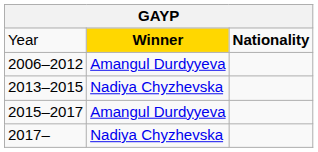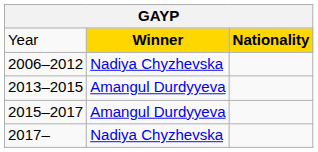(271, 40) no background -> (271, 40) gold background
(158, 64) Amangul Durdyyeva -> (157, 64) Nadiya Chyzhevska
(157, 87) Nadiya Chyzhevska -> (158, 87) Amangul Durdyyeva
